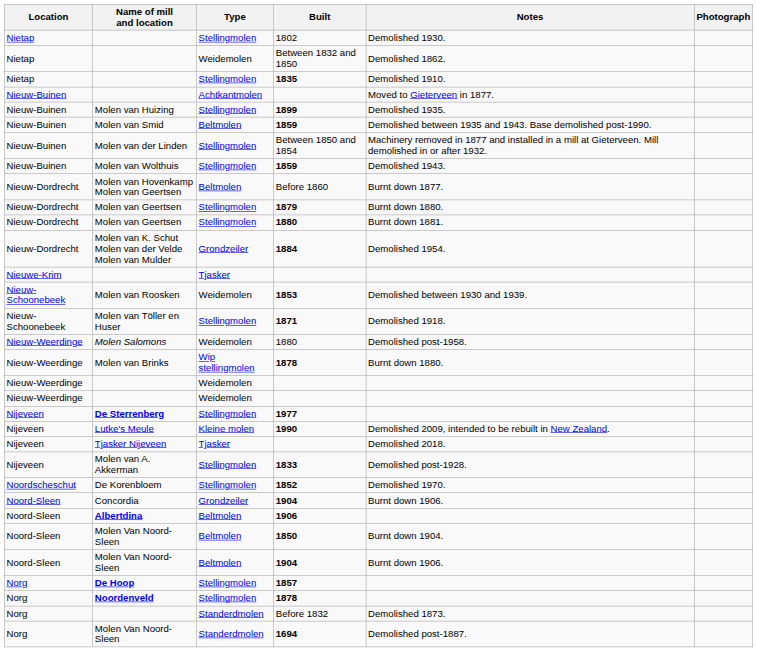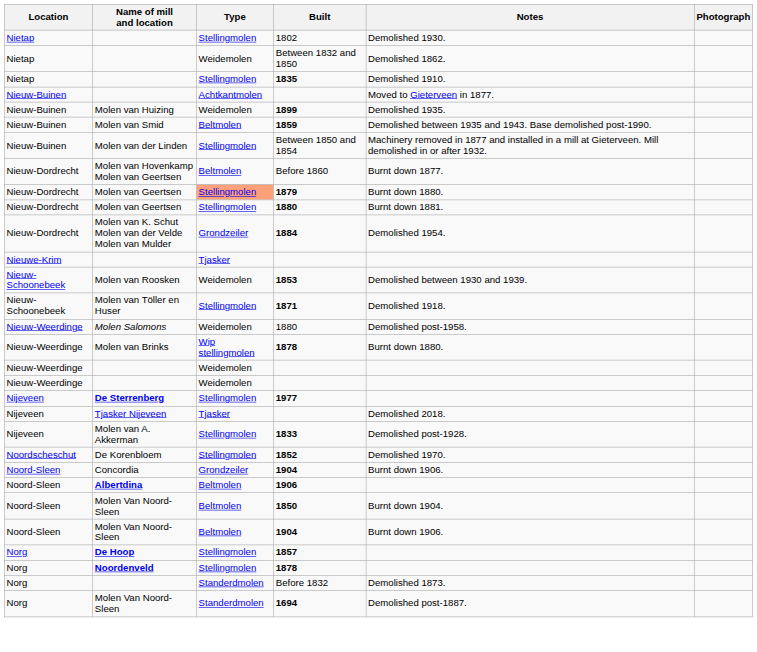(227, 109) Stellingmolen -> (225, 109) Weidemolen
- row: (137, 166)
(227, 207) no background -> (227, 192) lightsalmon background
- row: (124, 429)
